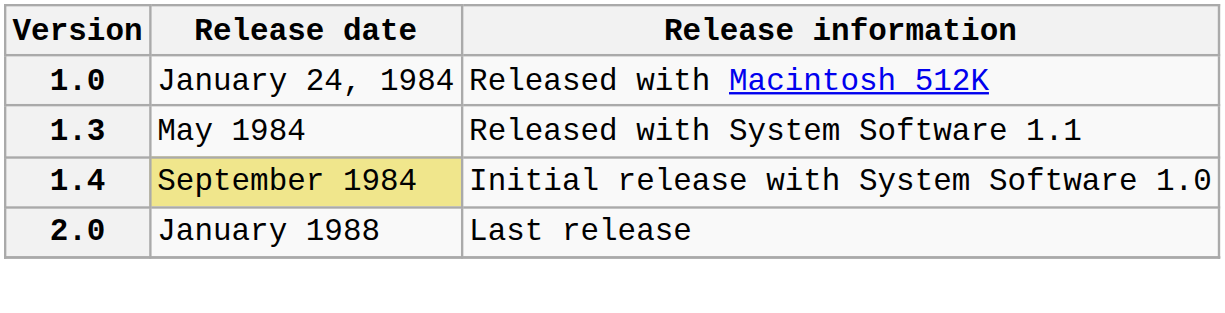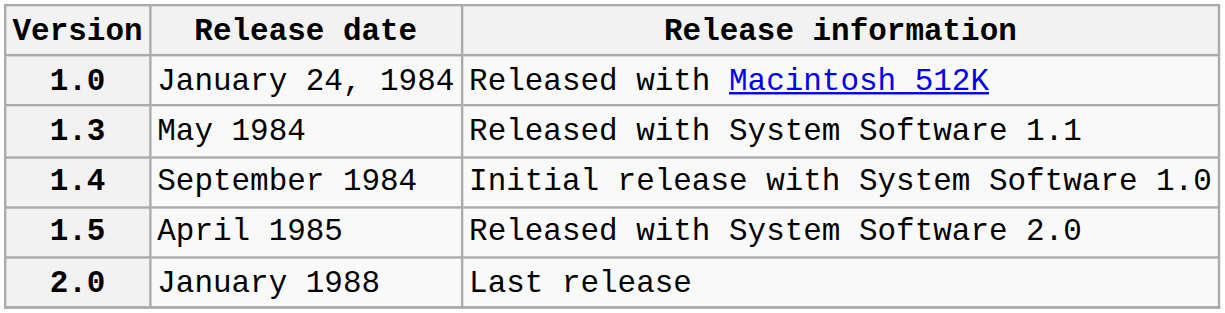(287, 182) khaki background -> (287, 182) no background
+ row: (78, 232)
